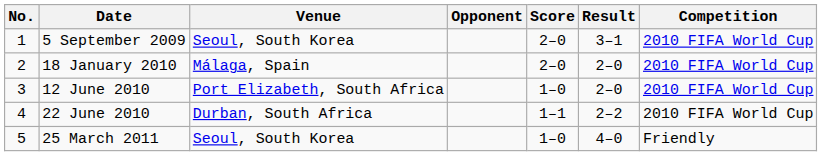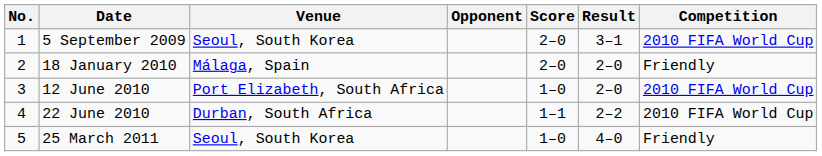(728, 65) 2010 FIFA World Cup -> (679, 65) Friendly
